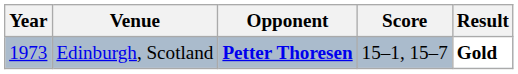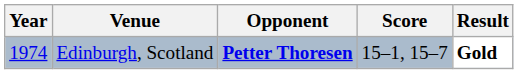(28, 52) 1973 -> (28, 52) 1974
